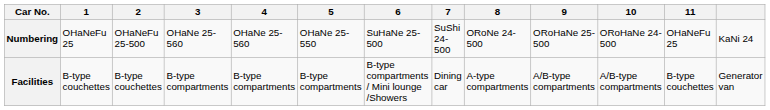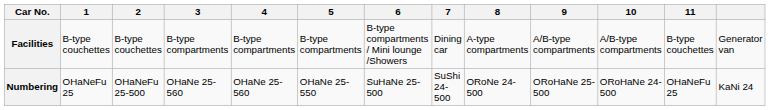rows swapped: (32, 38) <-> (32, 81)
